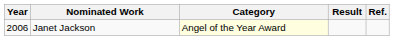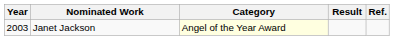(17, 27) 2006 -> (17, 27) 2003
